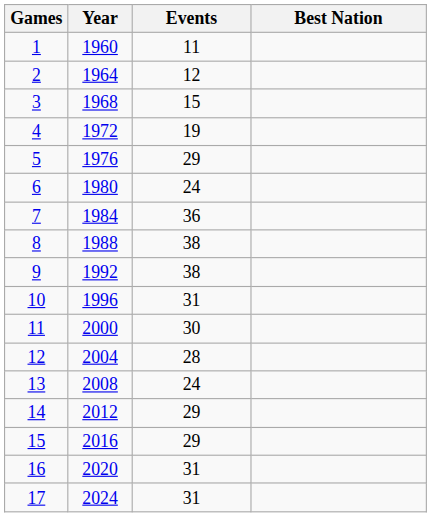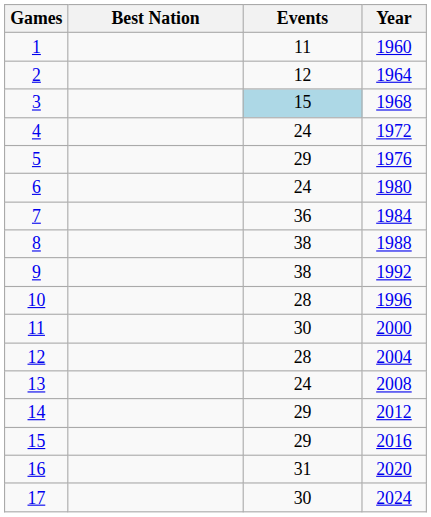columns swapped: (100, 18) <-> (338, 18)
(192, 103) no background -> (303, 103) lightblue background
(192, 131) 19 -> (303, 131) 24
(192, 300) 31 -> (303, 300) 28
(192, 497) 31 -> (303, 497) 30
